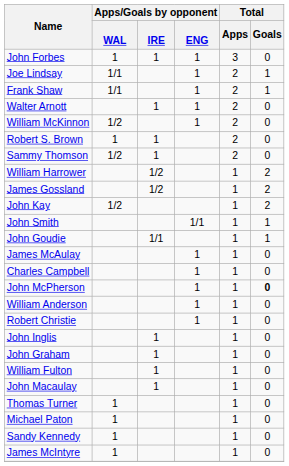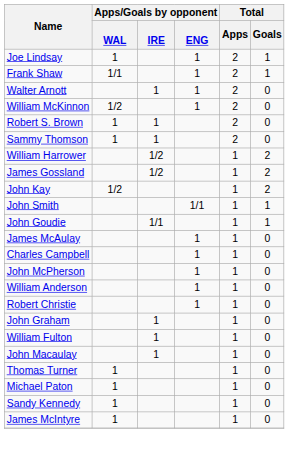- row: (36, 57)
(115, 73) 1/1 -> (115, 57) 1
(115, 156) 1/2 -> (115, 139) 1
(267, 288) bold -> (267, 271) normal
- row: (32, 337)
